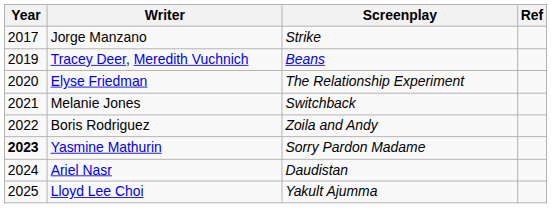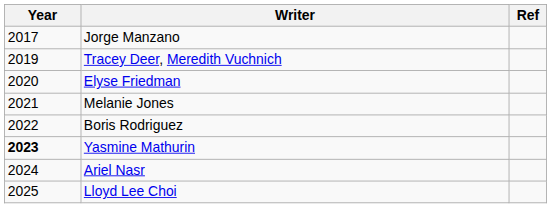- column: (400, 15)
